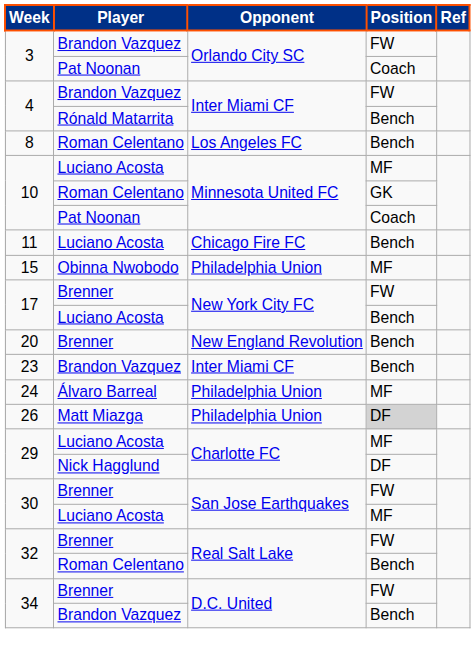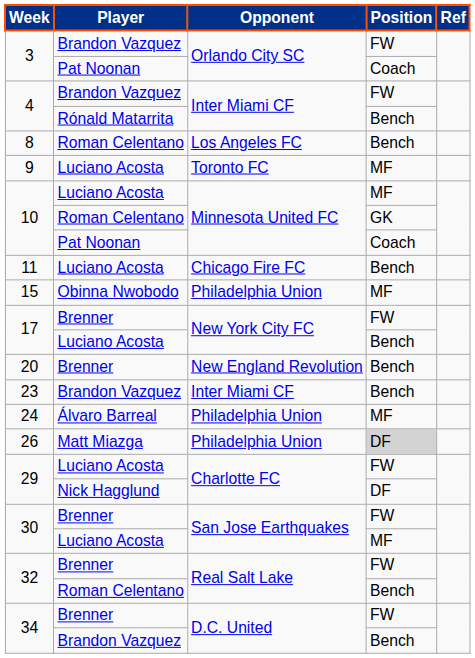+ row: (29, 168)
(381, 441) MF -> (382, 466) FW
